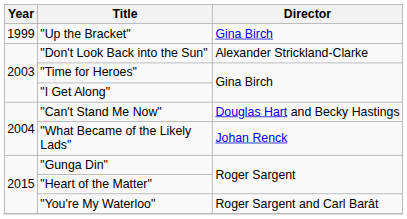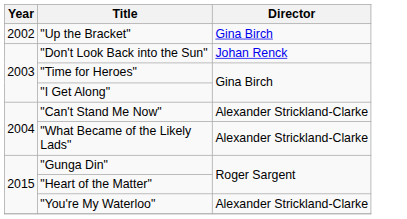(21, 33) 1999 -> (21, 33) 2002
(292, 53) Alexander Strickland-Clarke -> (251, 53) Johan Renck
(307, 111) Douglas Hart and Becky Hastings -> (292, 111) Alexander Strickland-Clarke
(251, 138) Johan Renck -> (292, 138) Alexander Strickland-Clarke
(297, 203) Roger Sargent and Carl Barât -> (292, 203) Alexander Strickland-Clarke
